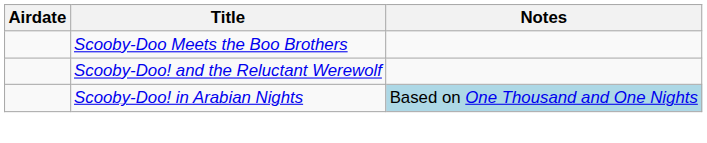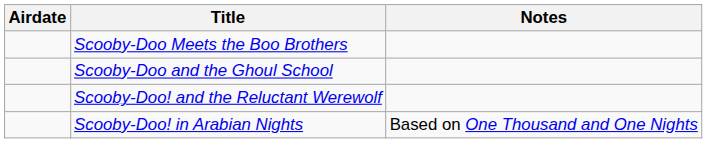+ row: (203, 71)
(544, 97) lightblue background -> (544, 124) no background
